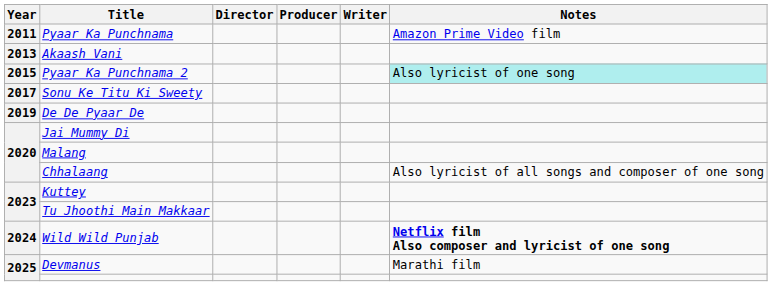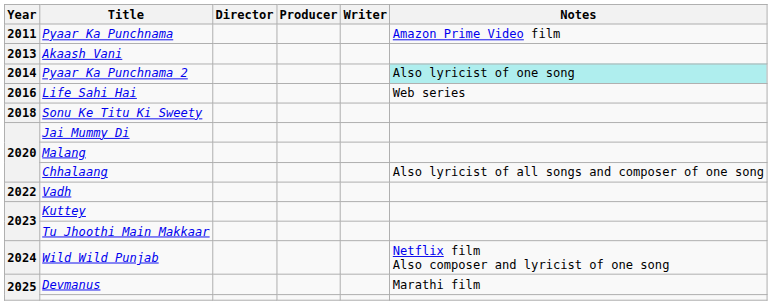(22, 73) 2015 -> (22, 73) 2014
+ row: (90, 93)
(22, 93) 2017 -> (22, 113) 2018
- row: (93, 113)
+ row: (57, 192)
(531, 238) bold -> (531, 258) normal
